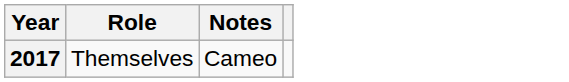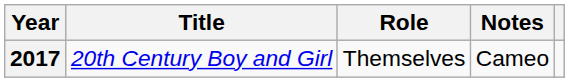+ column: (202, 22)
